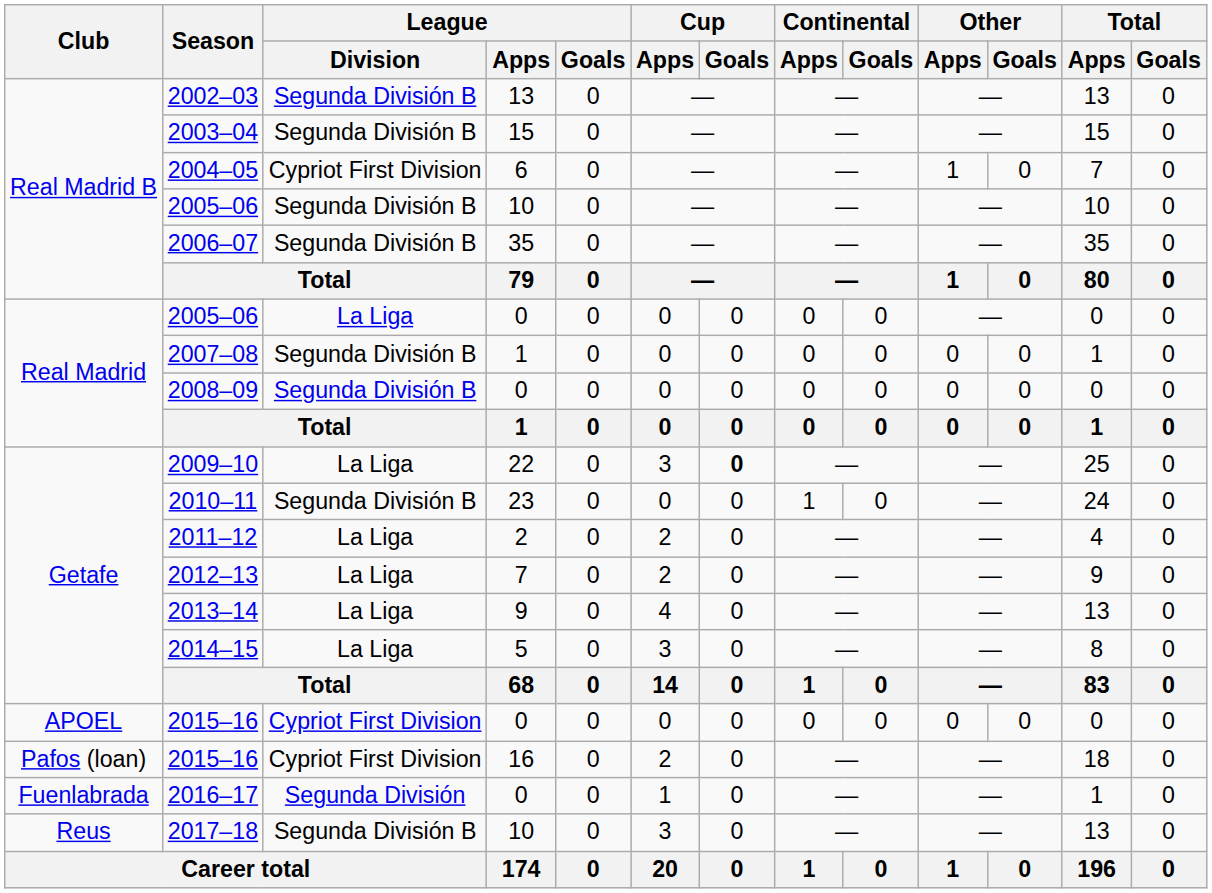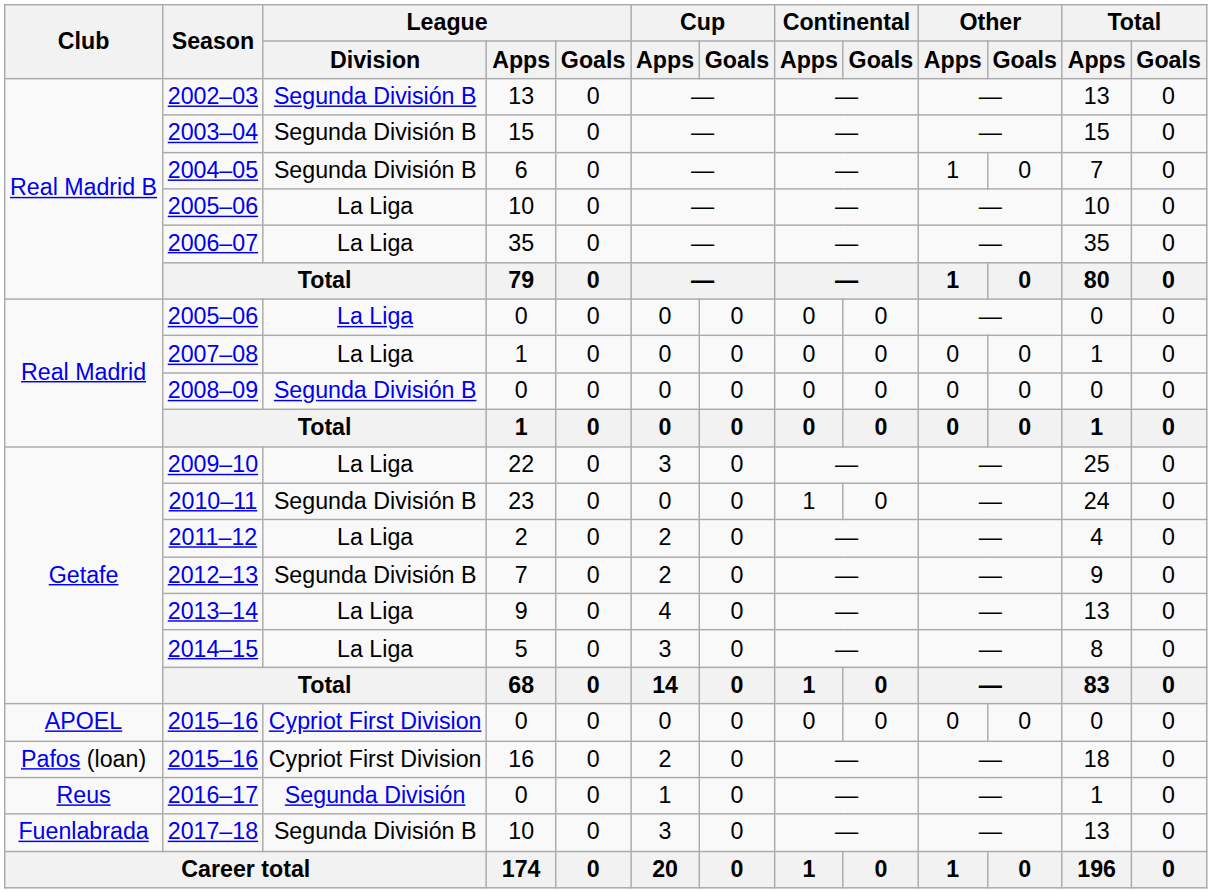(375, 170) Cypriot First Division -> (375, 170) Segunda División B
(375, 206) Segunda División B -> (375, 206) La Liga
(375, 243) Segunda División B -> (375, 243) La Liga
(375, 354) Segunda División B -> (375, 354) La Liga
(737, 464) bold -> (737, 464) normal
(375, 574) La Liga -> (375, 574) Segunda División B
(84, 795) Fuenlabrada -> (84, 795) Reus
(84, 832) Reus -> (84, 832) Fuenlabrada
